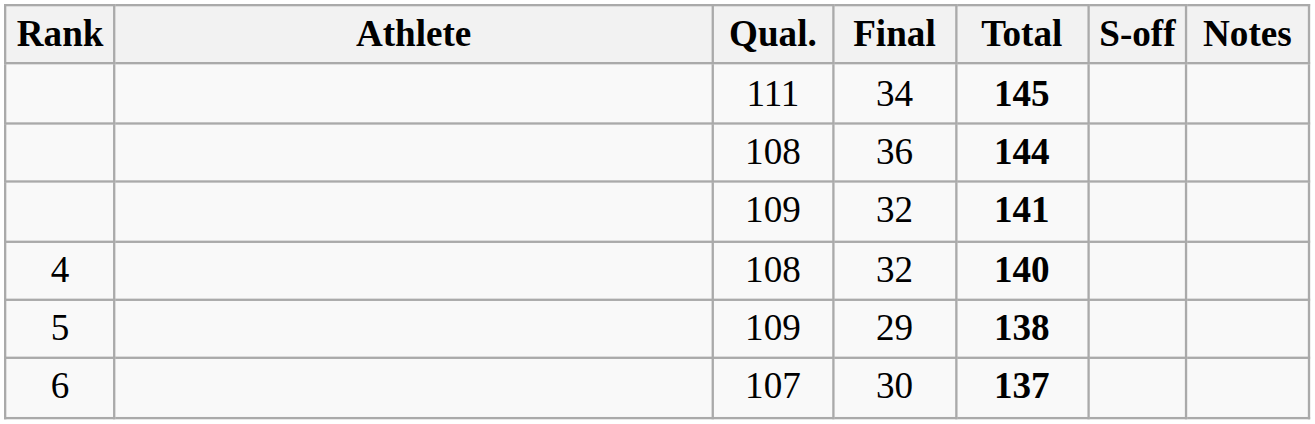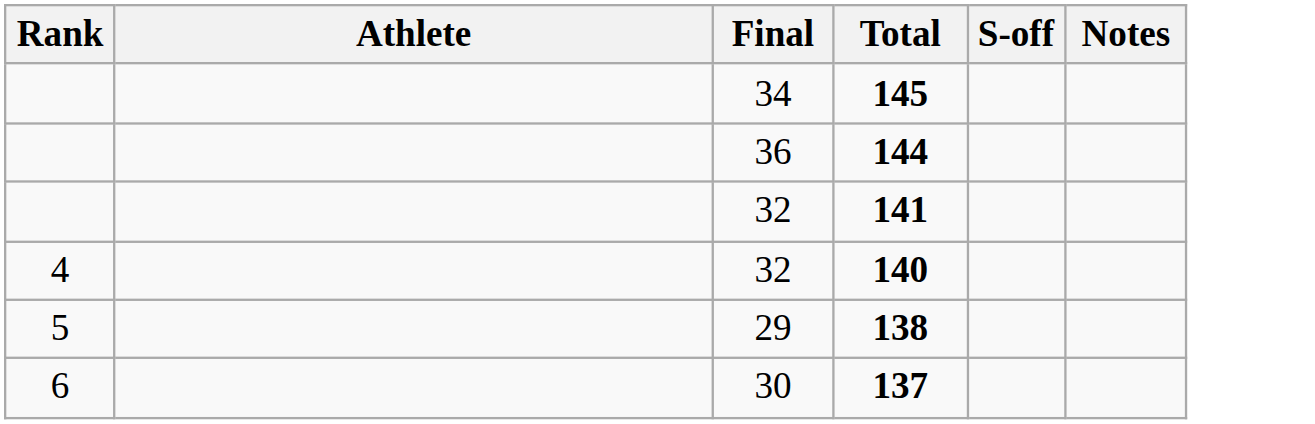- column: (773, 33)
